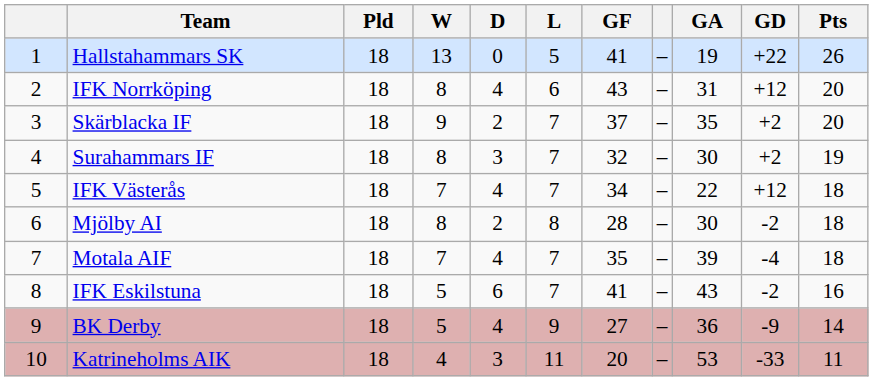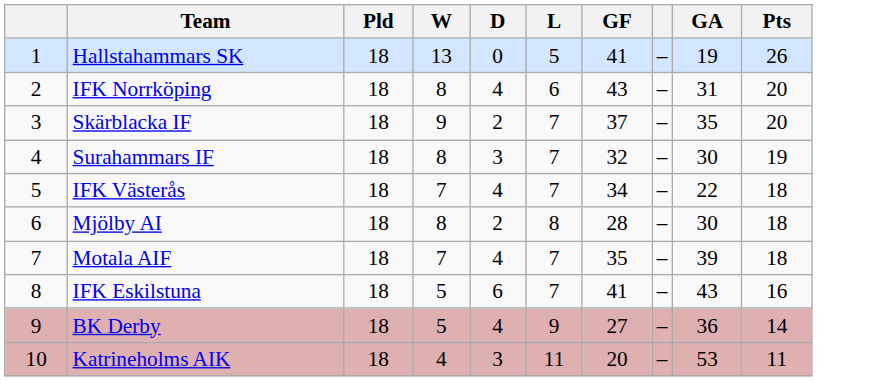- column: (770, 21)
